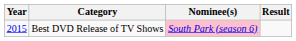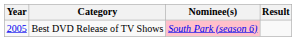(17, 28) 2015 -> (17, 28) 2005
